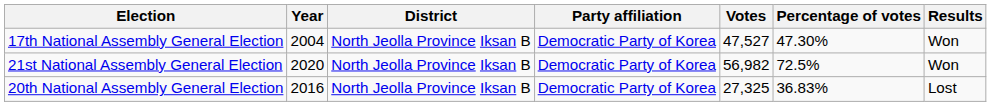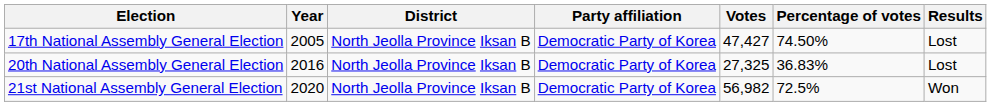(307, 40) 2004 -> (307, 40) 2005
(746, 40) 47,527 -> (746, 40) 47,427
(802, 40) 47.30% -> (802, 40) 74.50%
(943, 40) Won -> (942, 40) Lost
rows swapped: (146, 88) <-> (145, 64)
